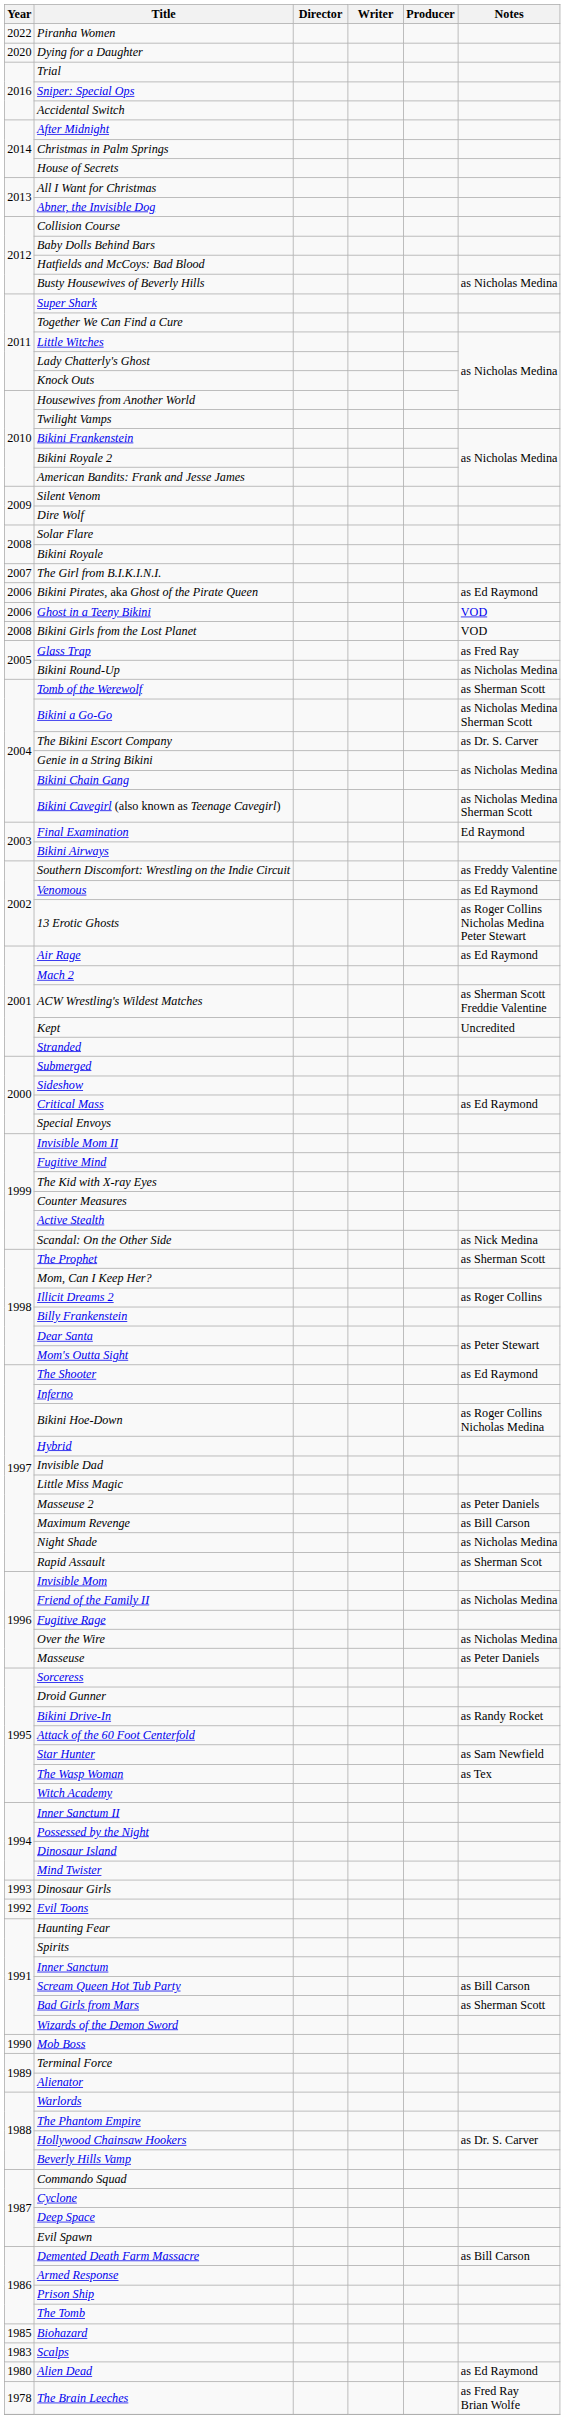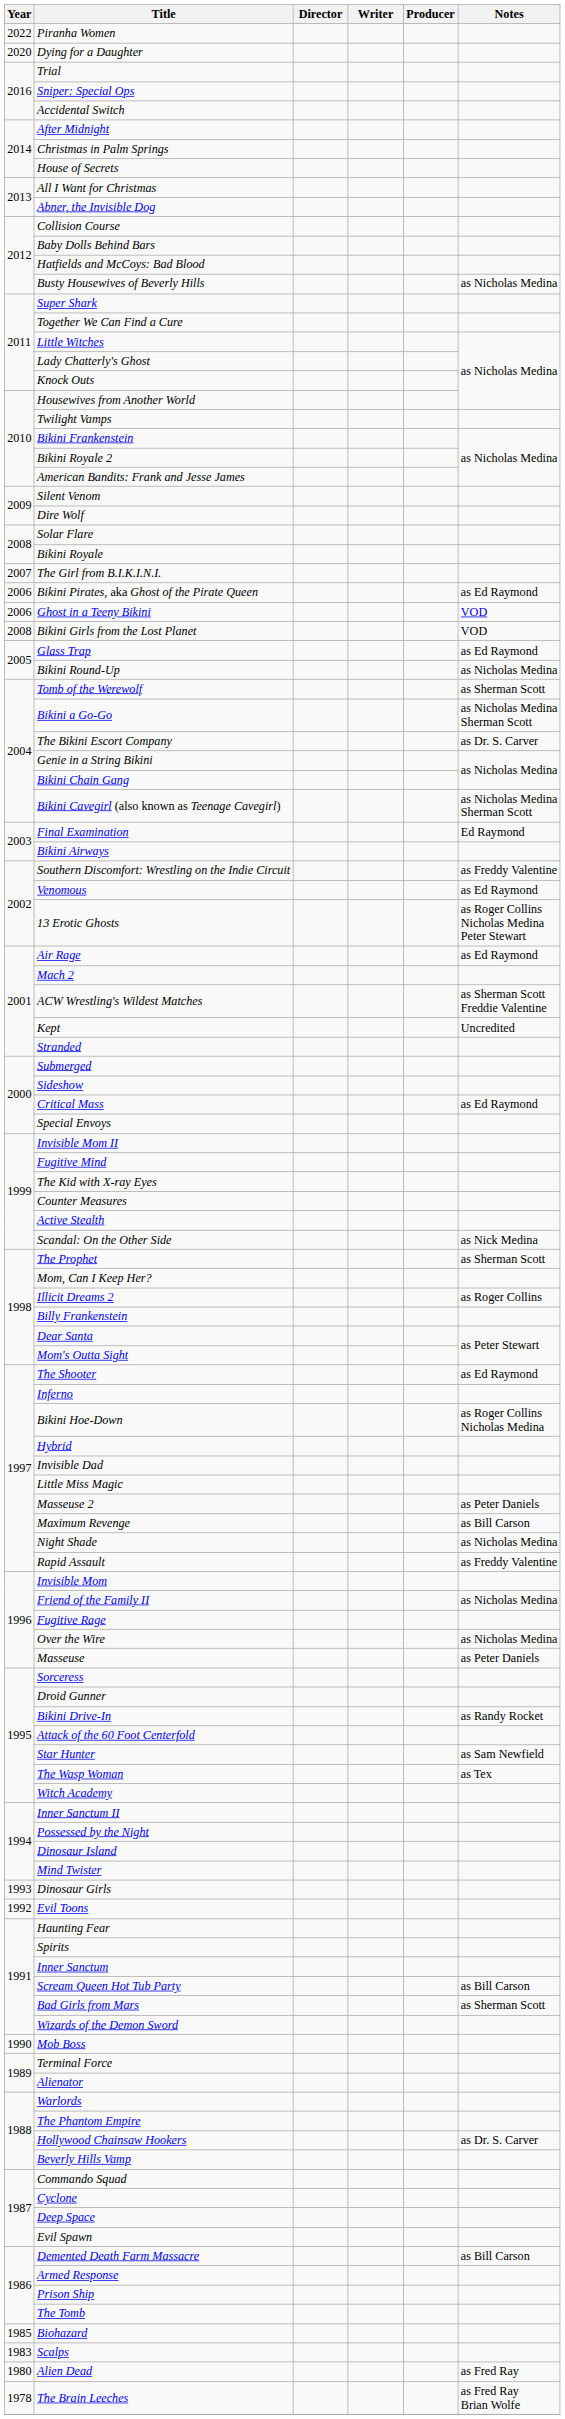(490, 650) as Fred Ray -> (499, 650) as Ed Raymond
(501, 1561) as Sherman Scot -> (509, 1561) as Freddy Valentine
(499, 2371) as Ed Raymond -> (490, 2371) as Fred Ray
